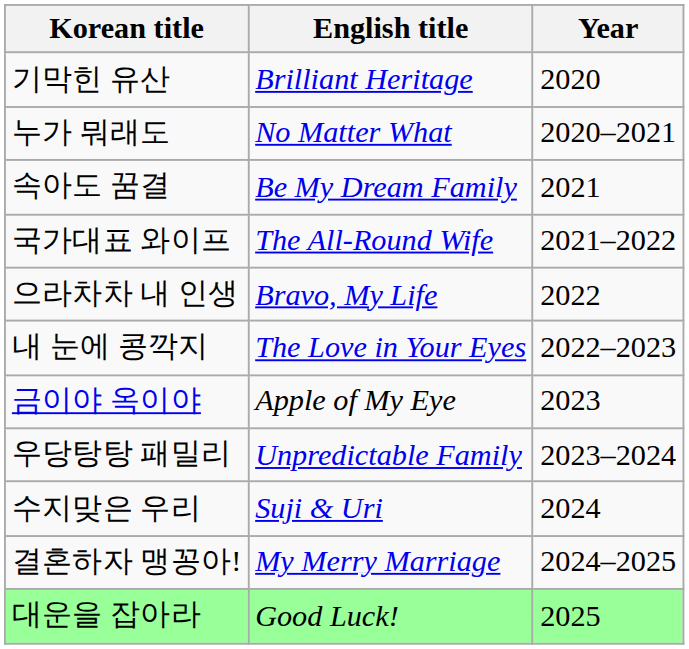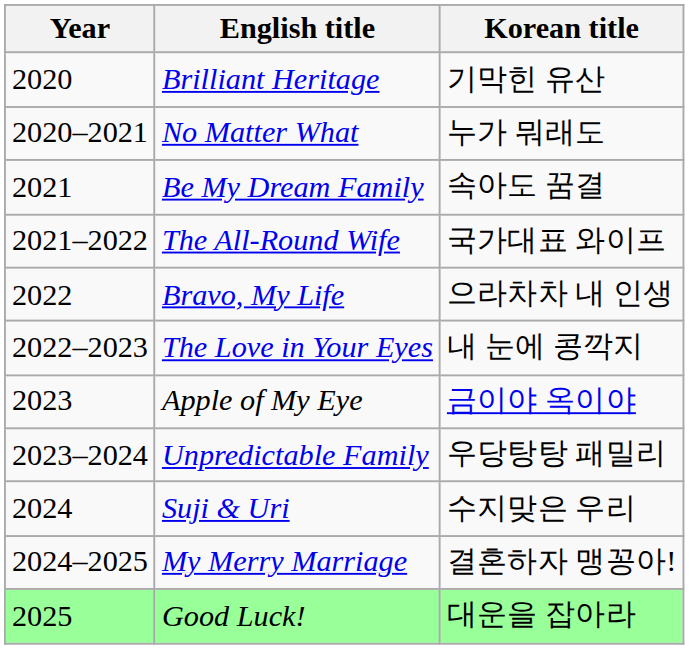columns swapped: (608, 28) <-> (127, 28)
